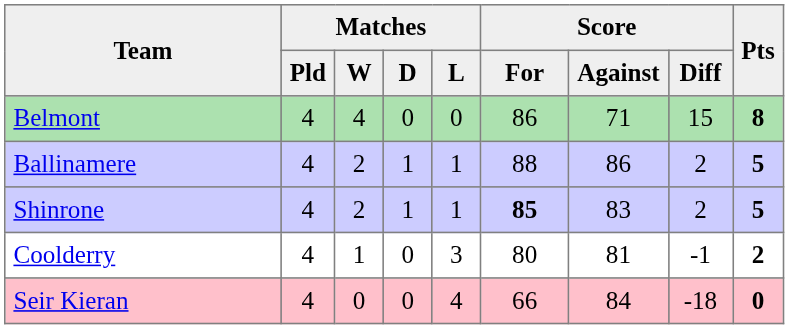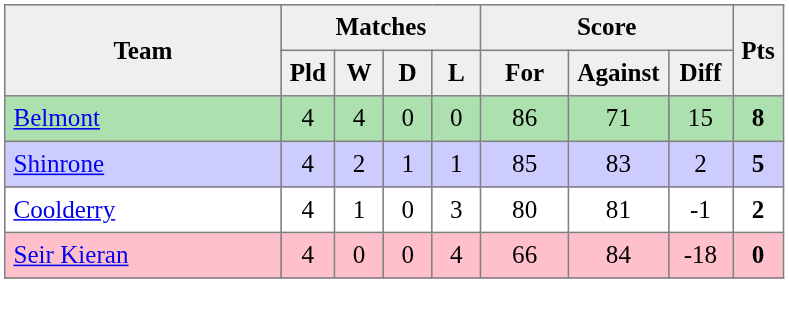- row: (75, 163)
(525, 209) bold -> (525, 163) normal
